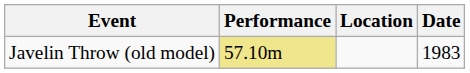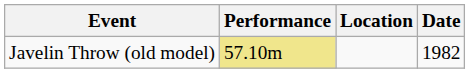(441, 52) 1983 -> (441, 52) 1982
